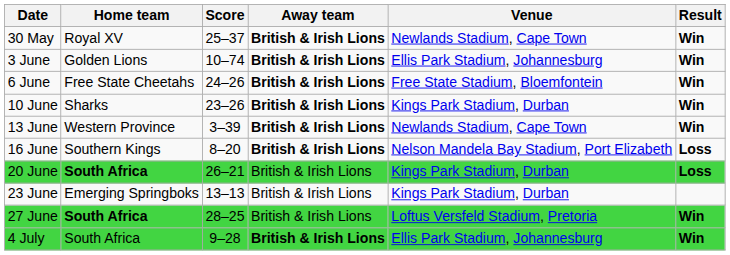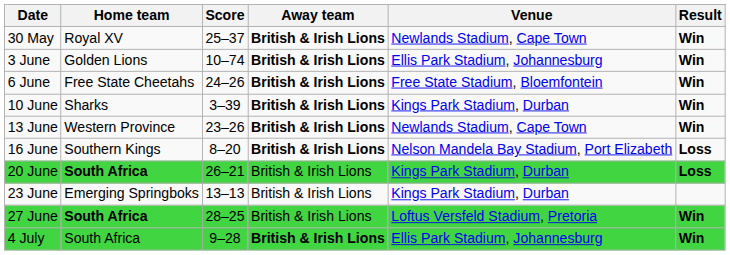(225, 104) 23–26 -> (225, 104) 3–39
(225, 127) 3–39 -> (225, 127) 23–26
